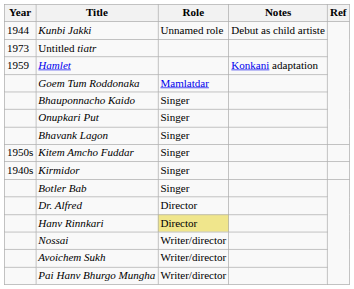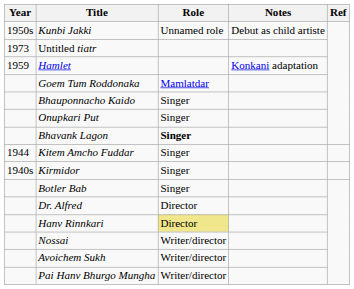(18, 30) 1944 -> (20, 30) 1950s
(175, 135) normal -> (176, 135) bold
(20, 153) 1950s -> (18, 153) 1944
